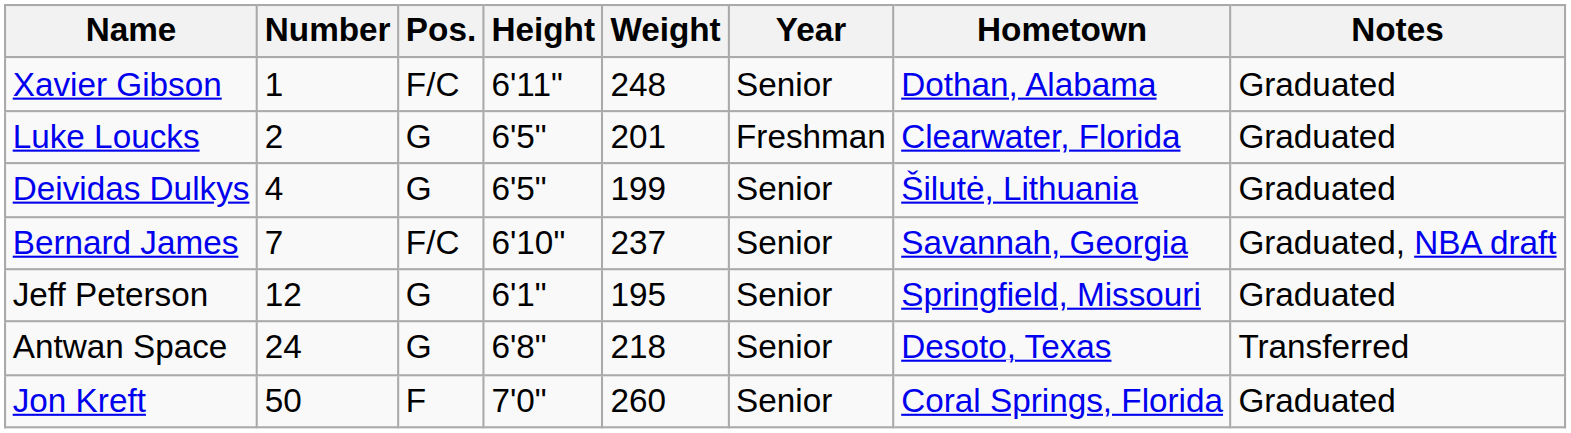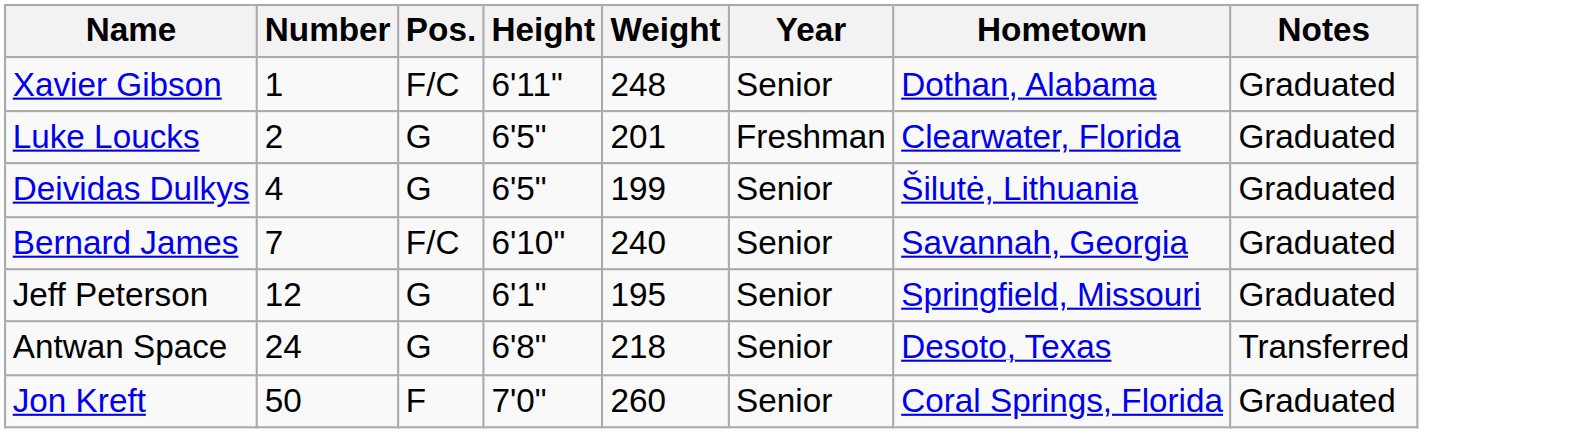(638, 242) 237 -> (638, 242) 240
(1397, 242) Graduated, NBA draft -> (1317, 242) Graduated
